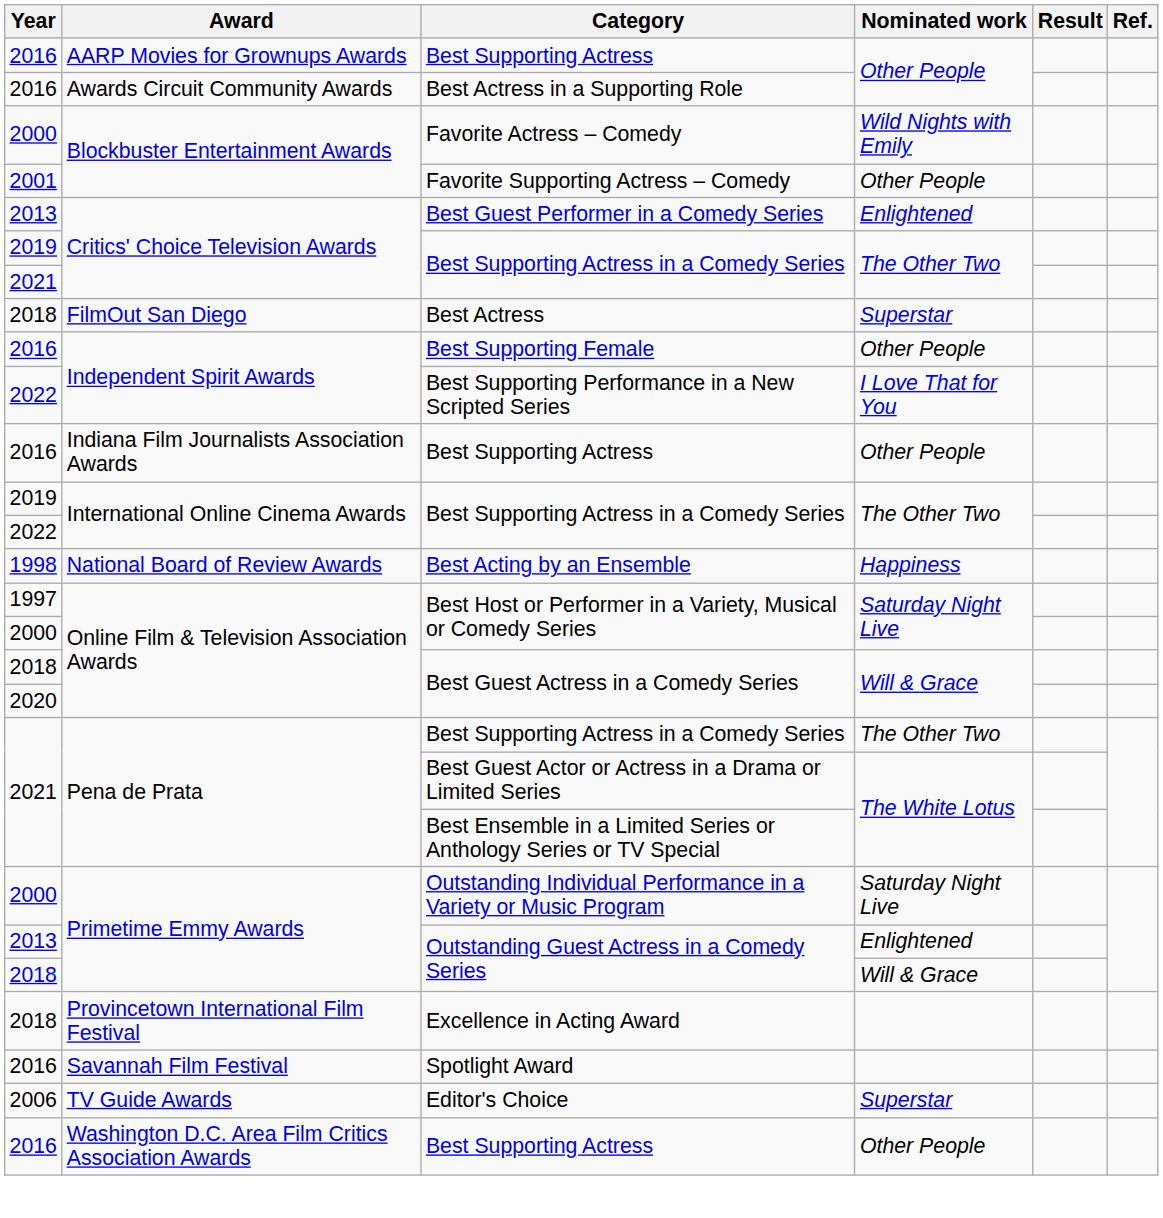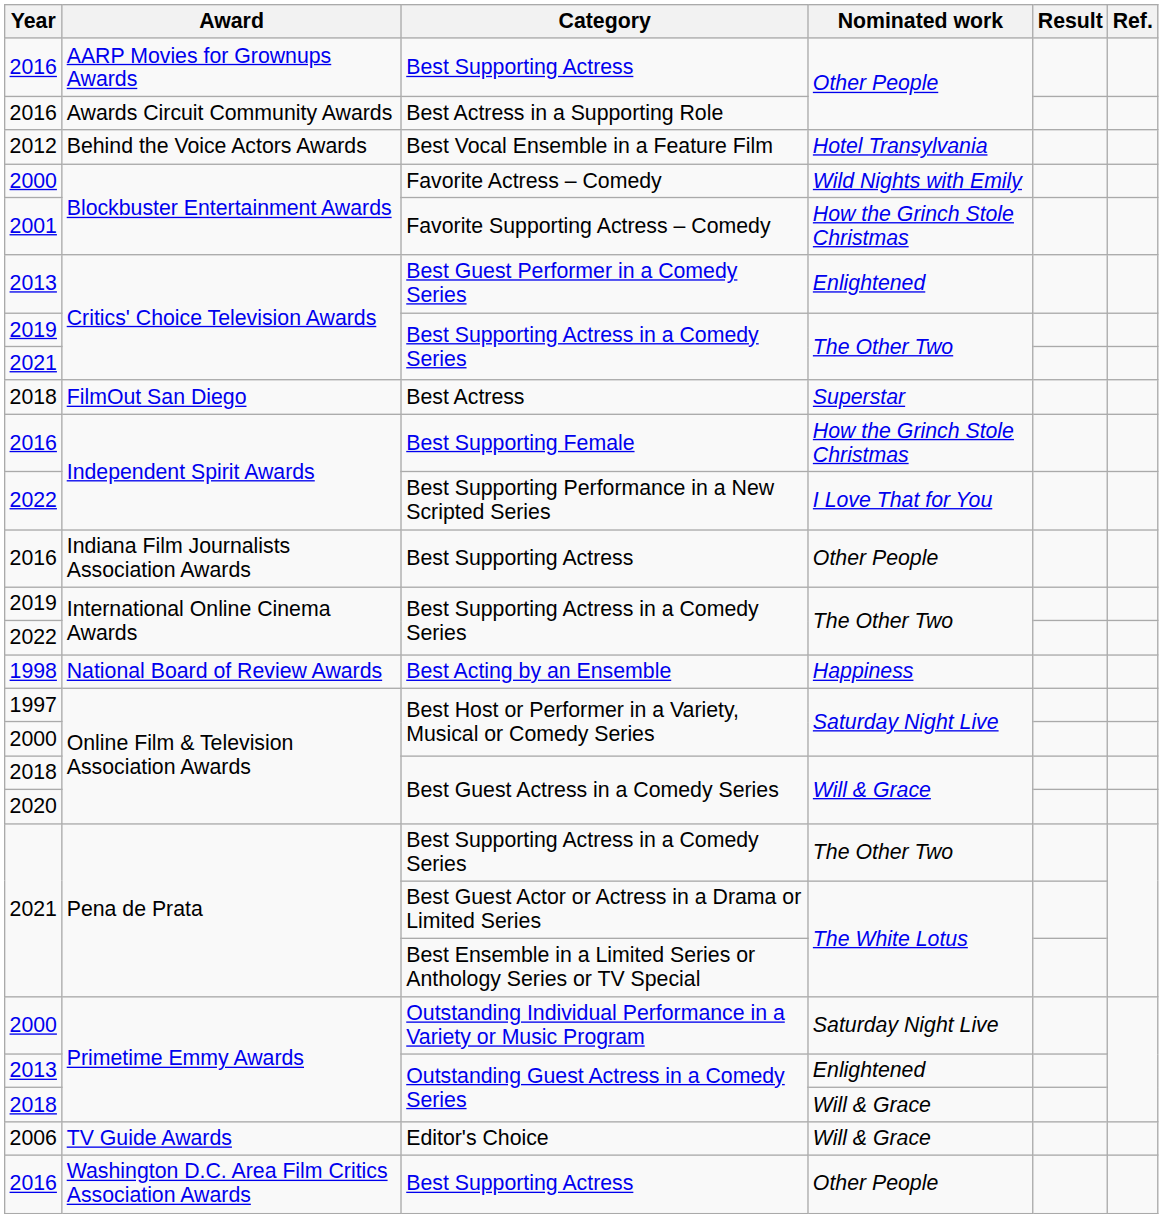+ row: (33, 146)
(923, 180) Other People -> (913, 226) How the Grinch Stole Christmas
(923, 349) Other People -> (913, 442) How the Grinch Stole Christmas
- row: (33, 1020)
- row: (33, 1066)
(906, 1100) Superstar -> (872, 1138) Will & Grace
